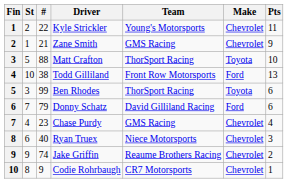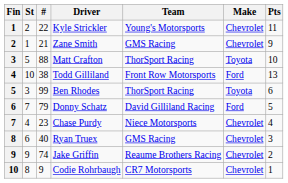(270, 107) 6 -> (270, 107) 5
(150, 123) GMS Racing -> (161, 123) Niece Motorsports
(161, 138) Niece Motorsports -> (150, 138) GMS Racing
